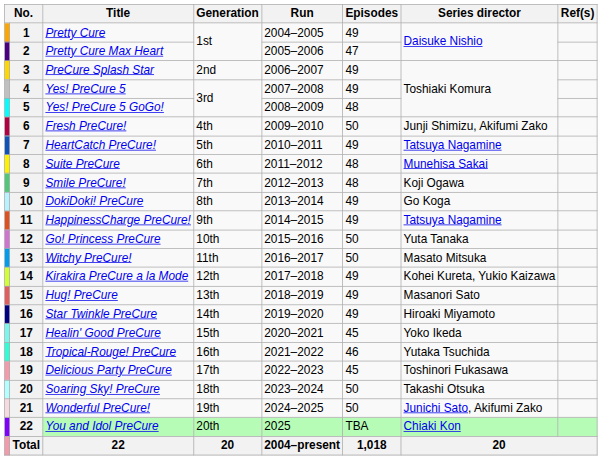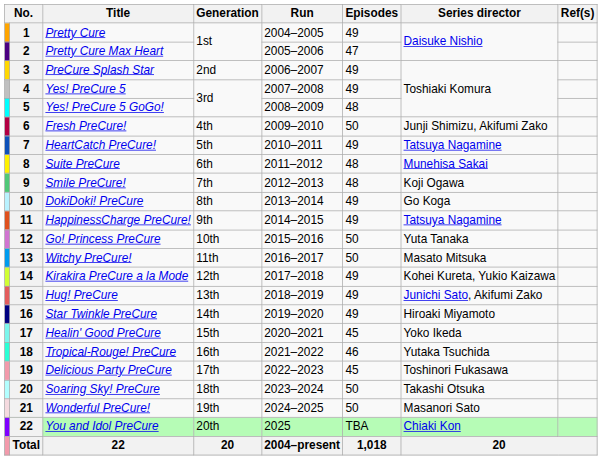(442, 295) Masanori Sato -> (473, 295) Junichi Sato, Akifumi Zako
(473, 408) Junichi Sato, Akifumi Zako -> (442, 408) Masanori Sato
